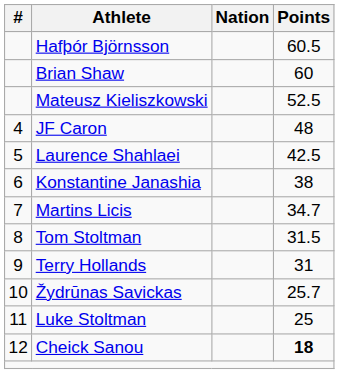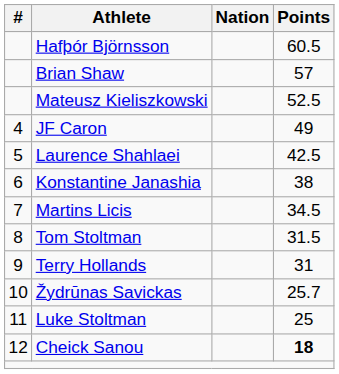(304, 73) 60 -> (304, 73) 57
(304, 127) 48 -> (304, 127) 49
(304, 210) 34.7 -> (304, 210) 34.5
